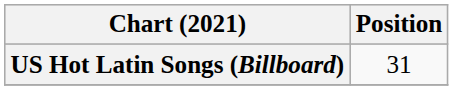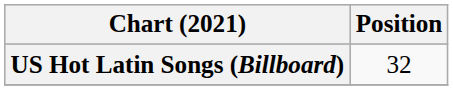(399, 64) 31 -> (399, 64) 32
